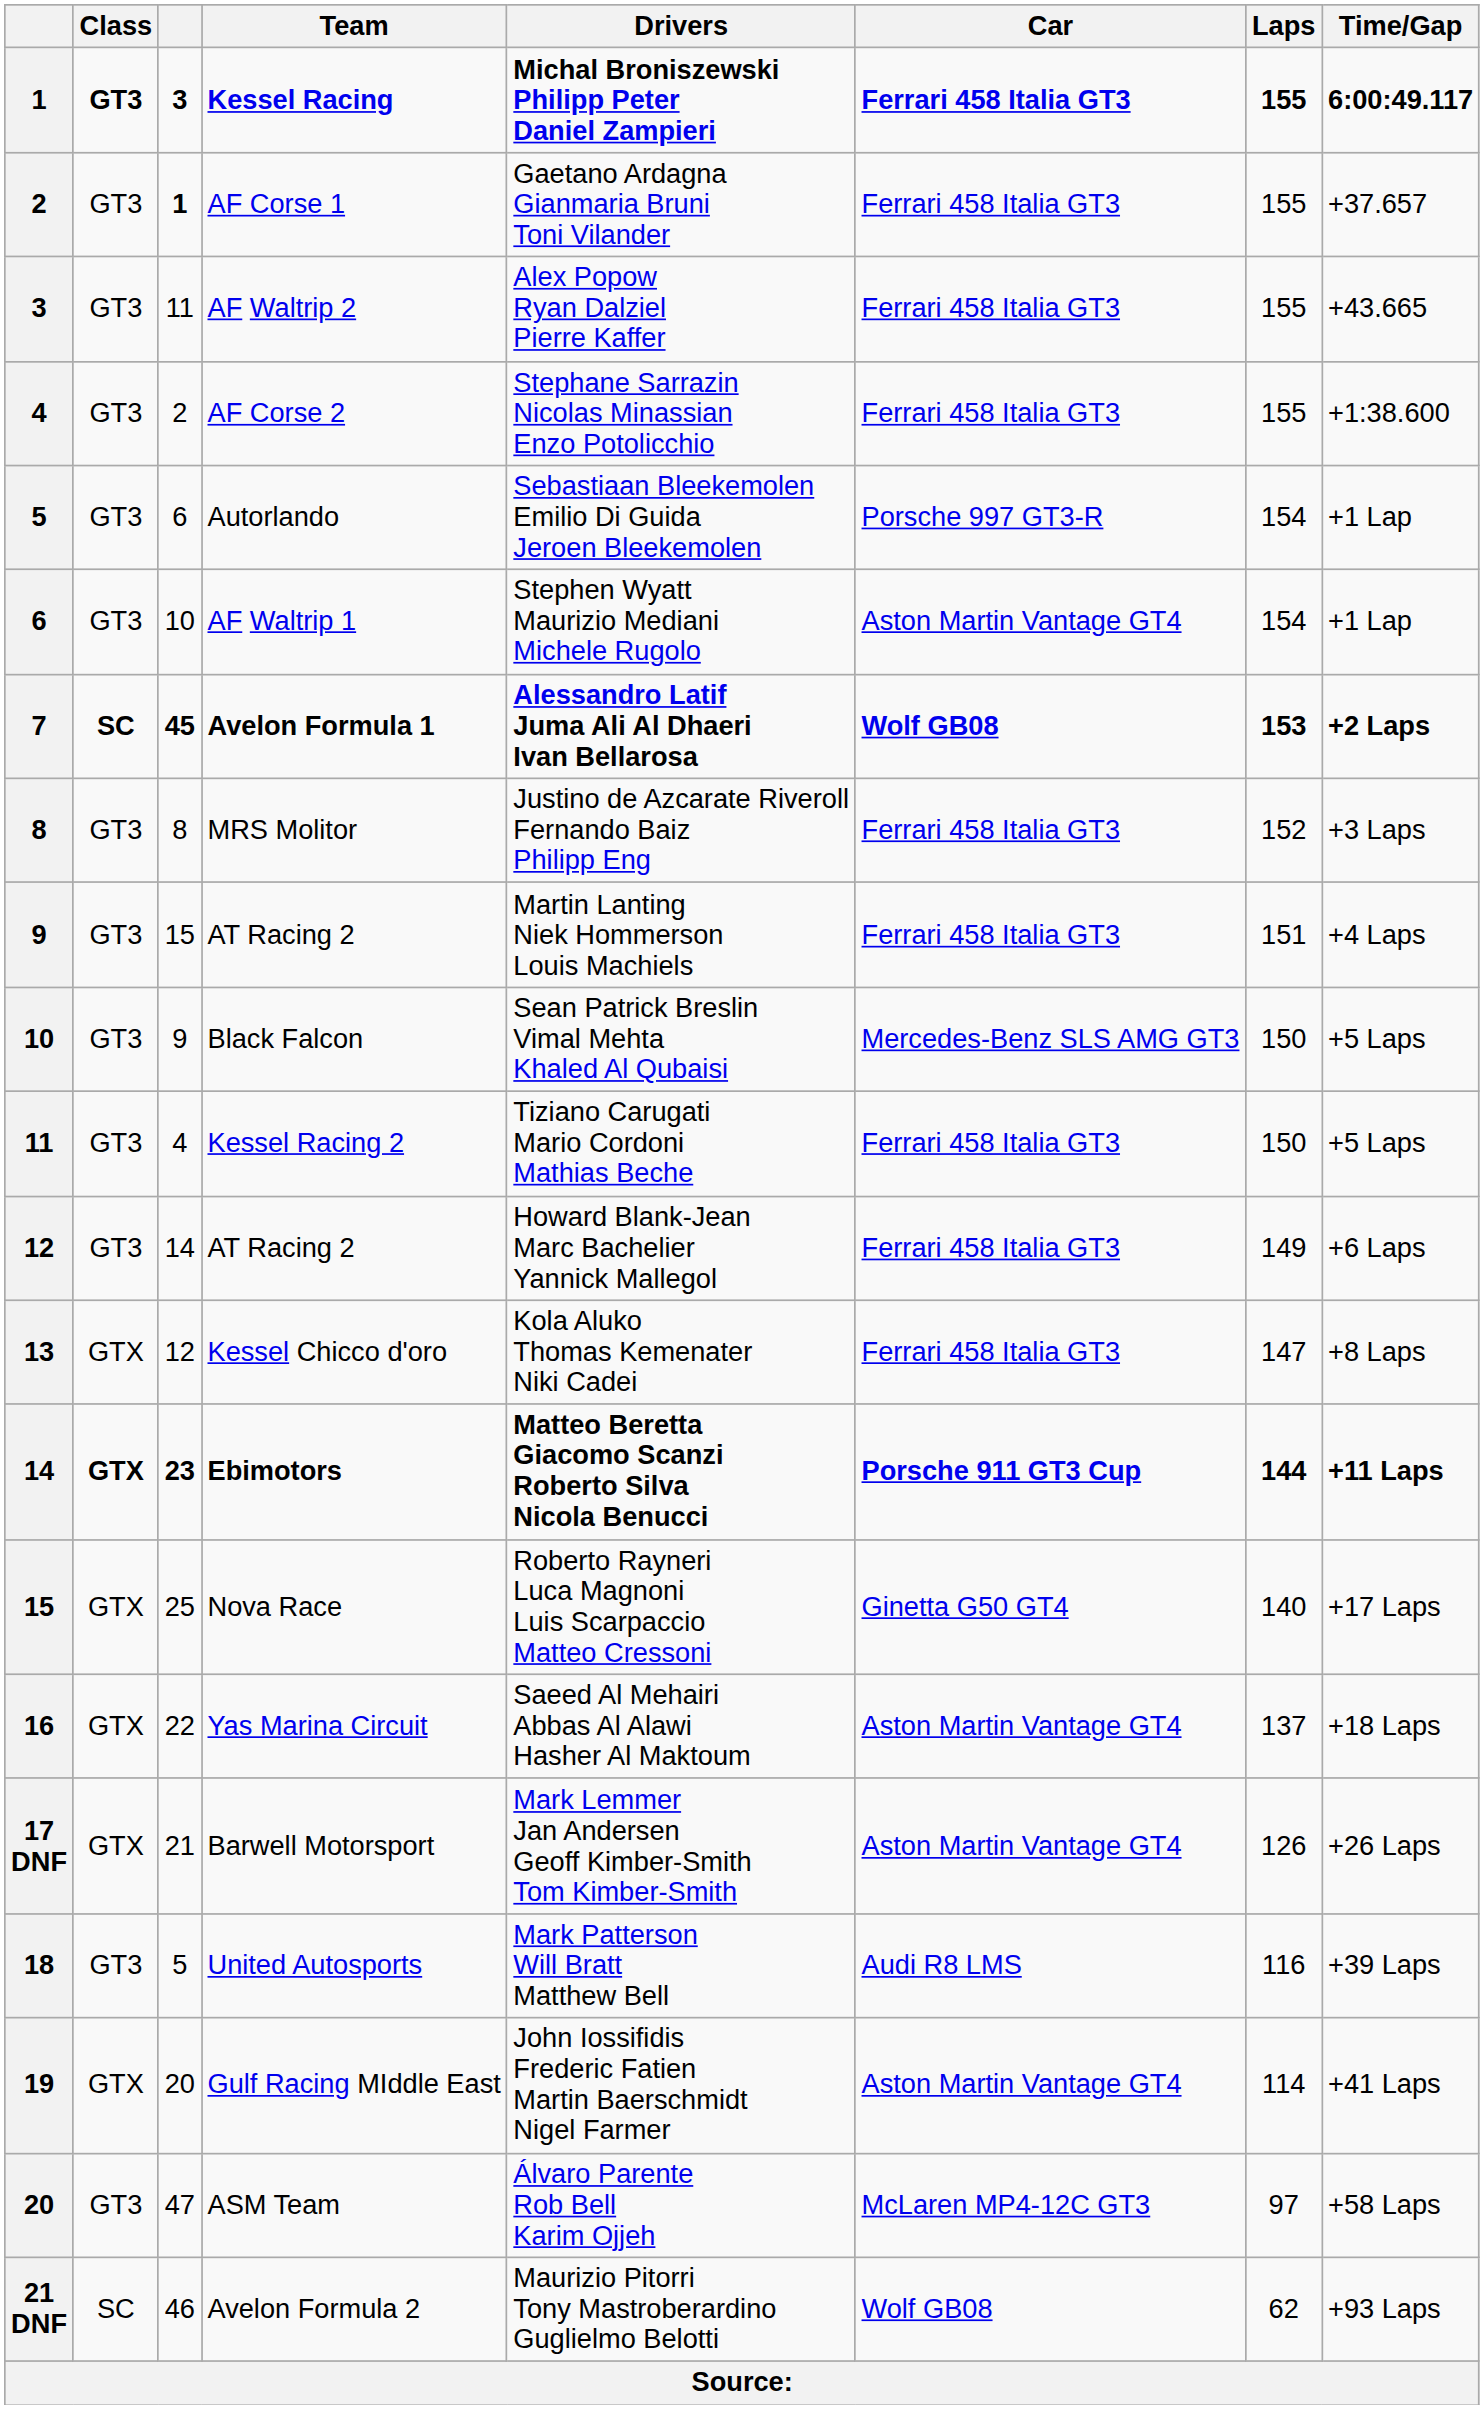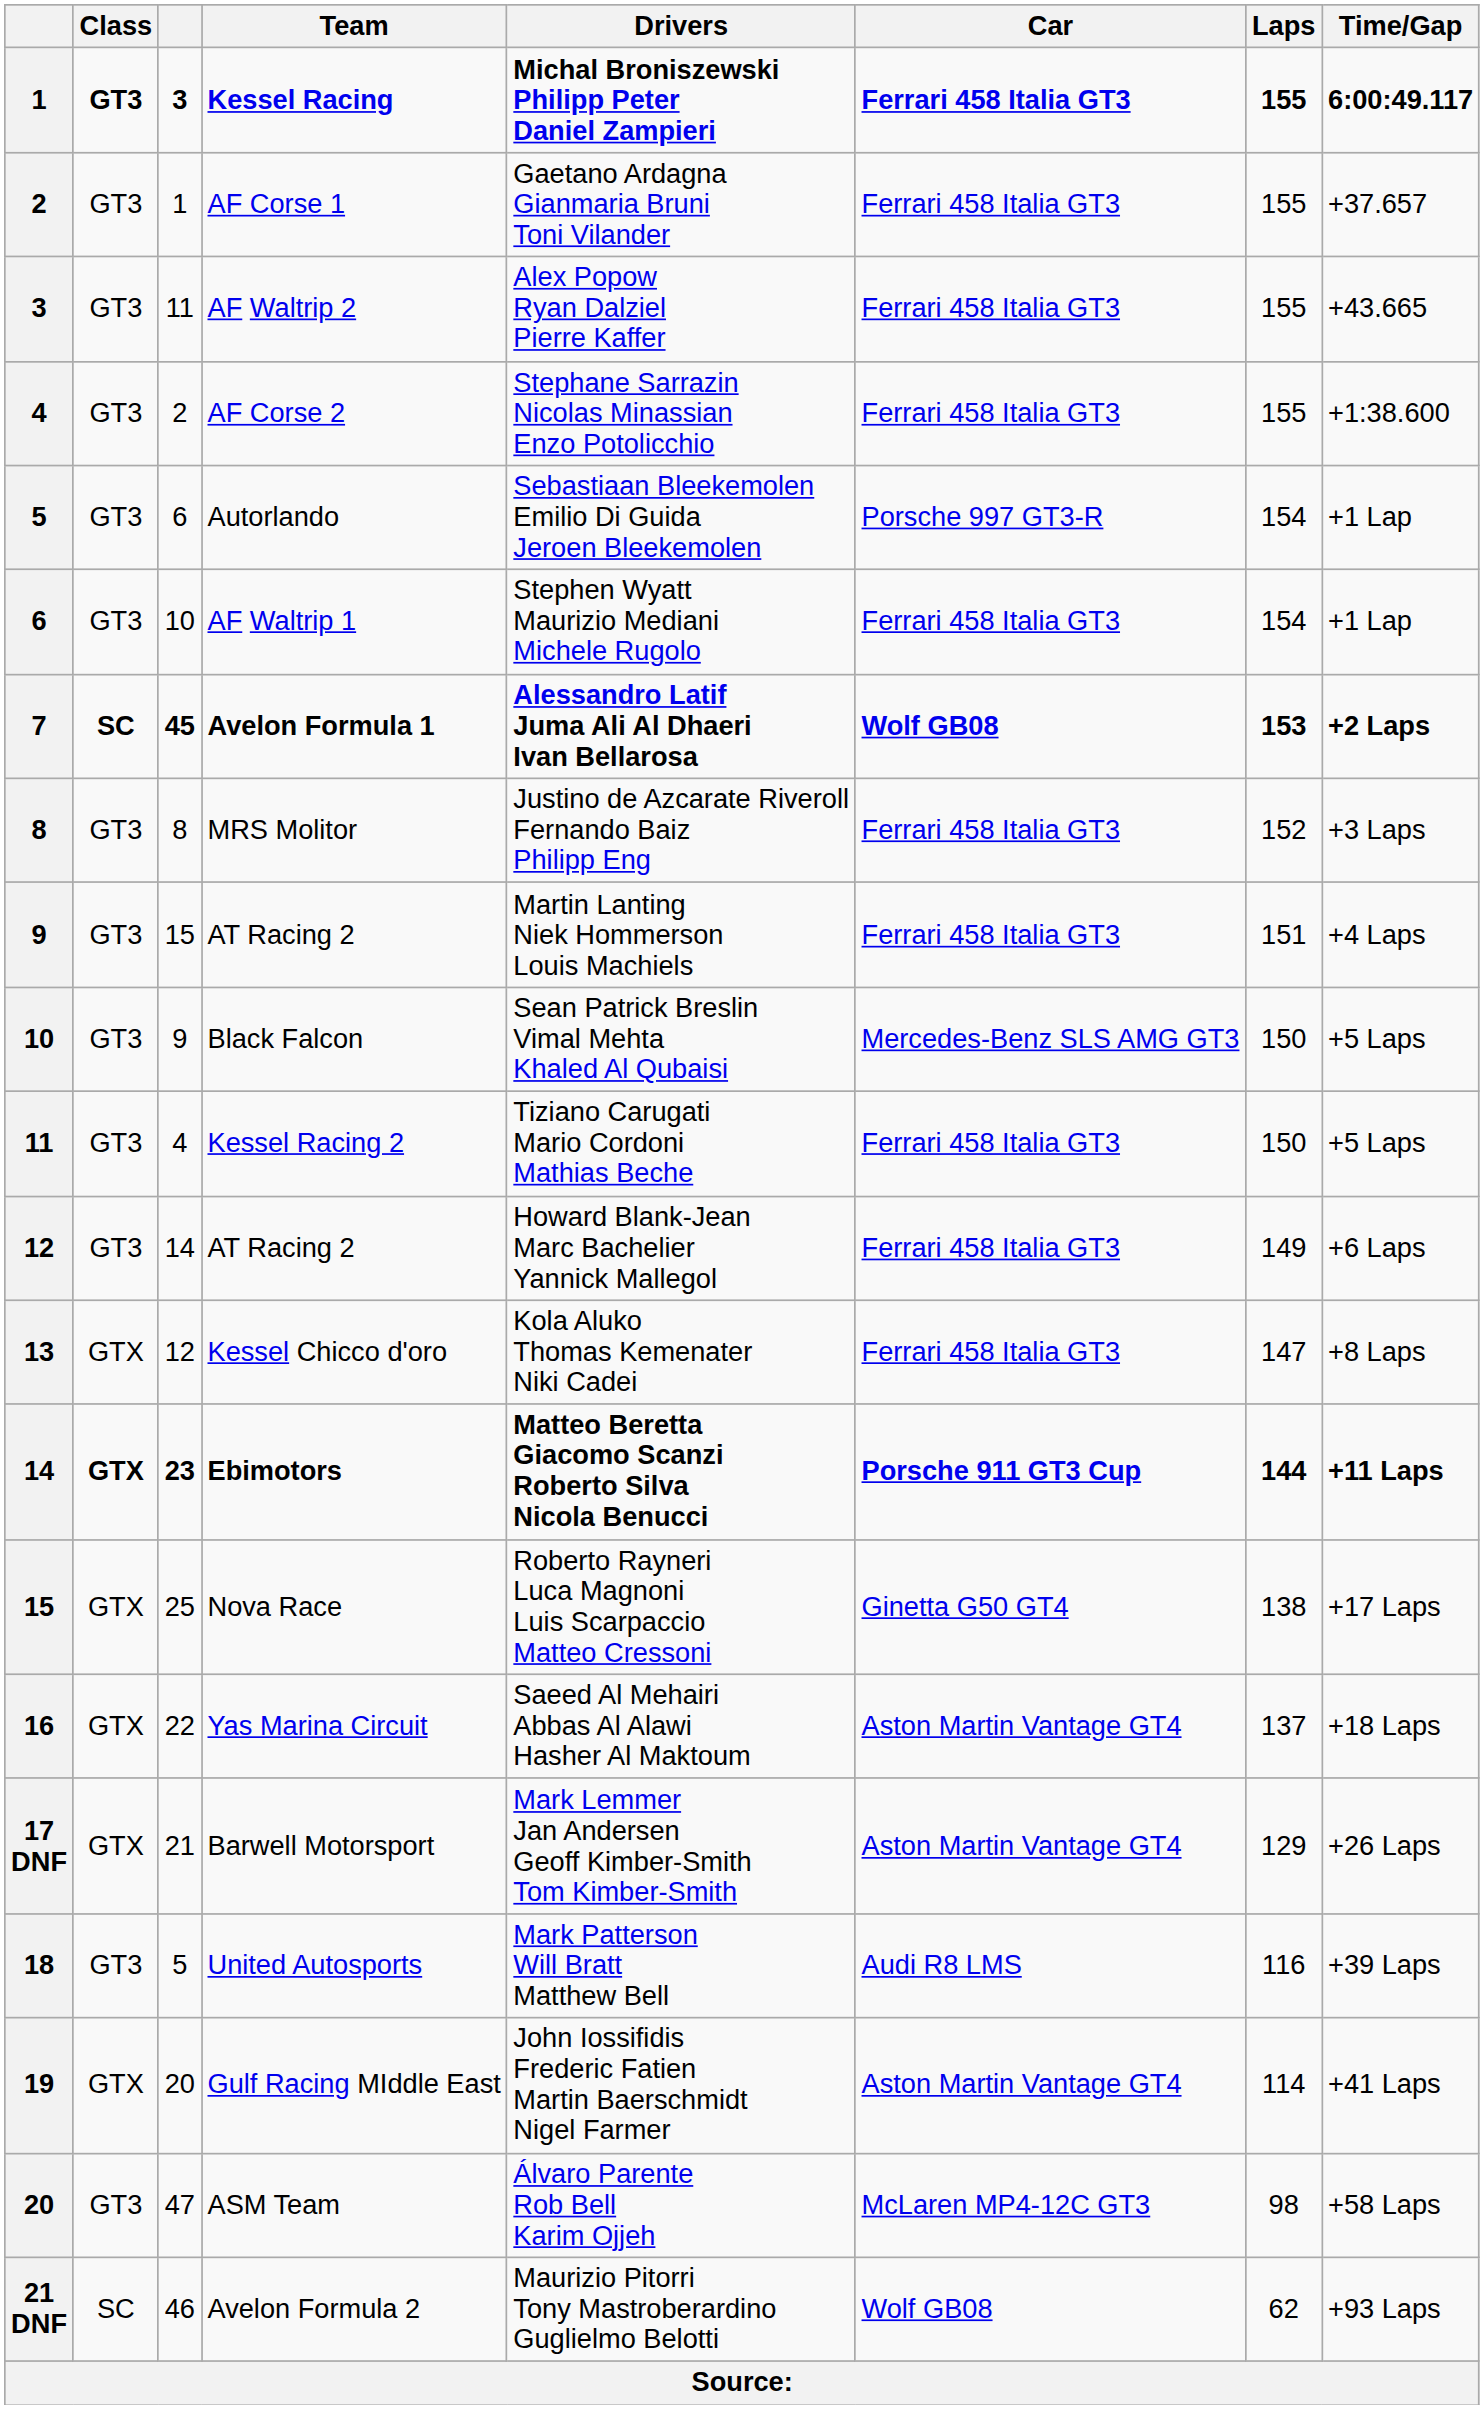(180, 204) bold -> (180, 204) normal
(1022, 621) Aston Martin Vantage GT4 -> (991, 621) Ferrari 458 Italia GT3
(1284, 1606) 140 -> (1284, 1606) 138
(1284, 1845) 126 -> (1284, 1845) 129
(1284, 2204) 97 -> (1284, 2204) 98
